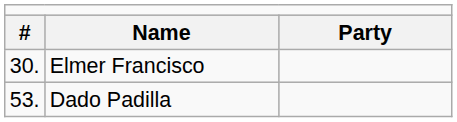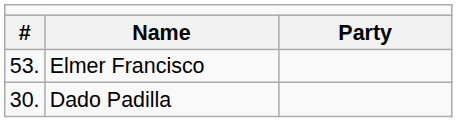(25, 66) 30. -> (25, 66) 53.
(25, 100) 53. -> (25, 100) 30.
